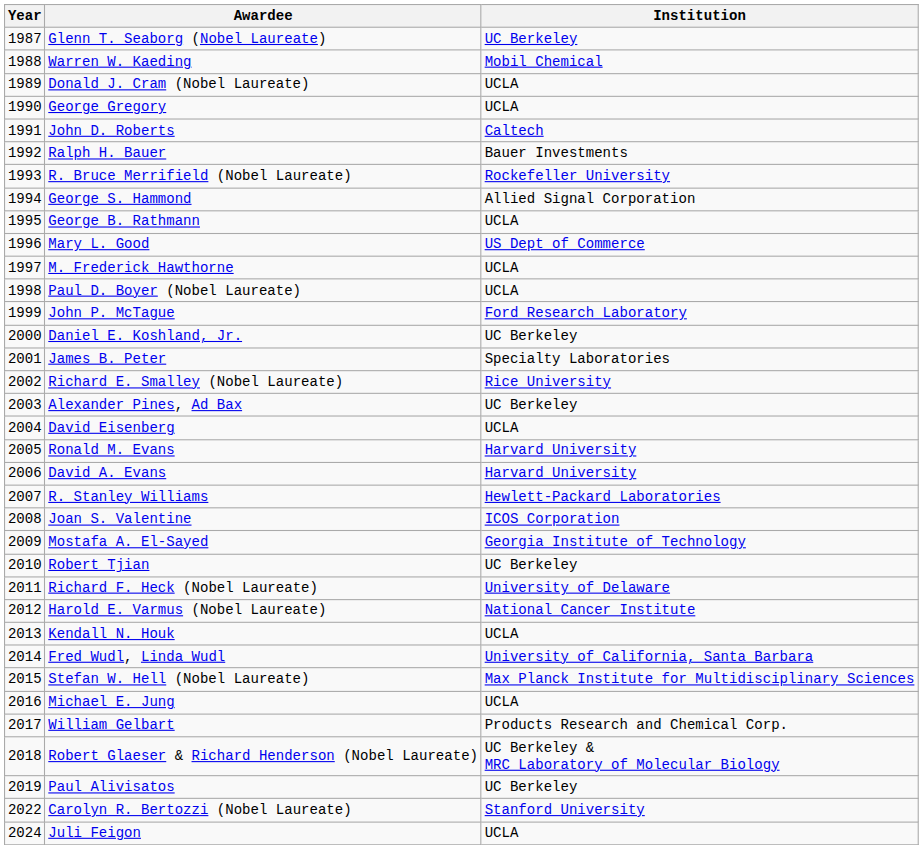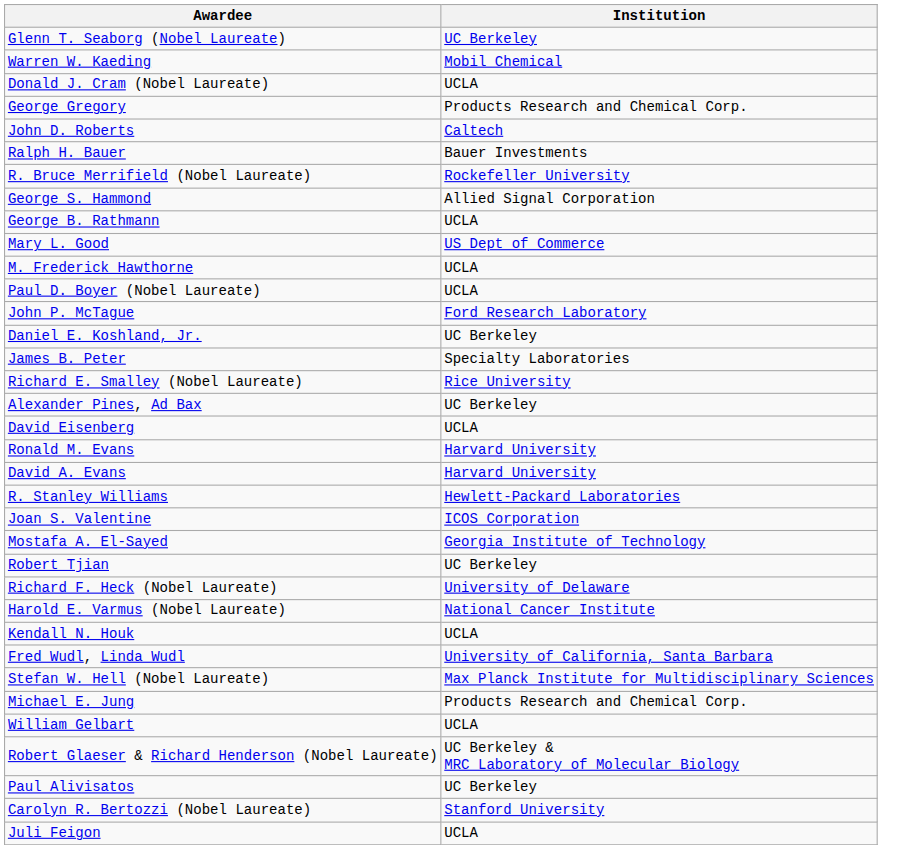- column: (25, 16)
(502, 108) UCLA -> (596, 108) Products Research and Chemical Corp.
(502, 702) UCLA -> (596, 702) Products Research and Chemical Corp.
(636, 725) Products Research and Chemical Corp. -> (461, 725) UCLA
